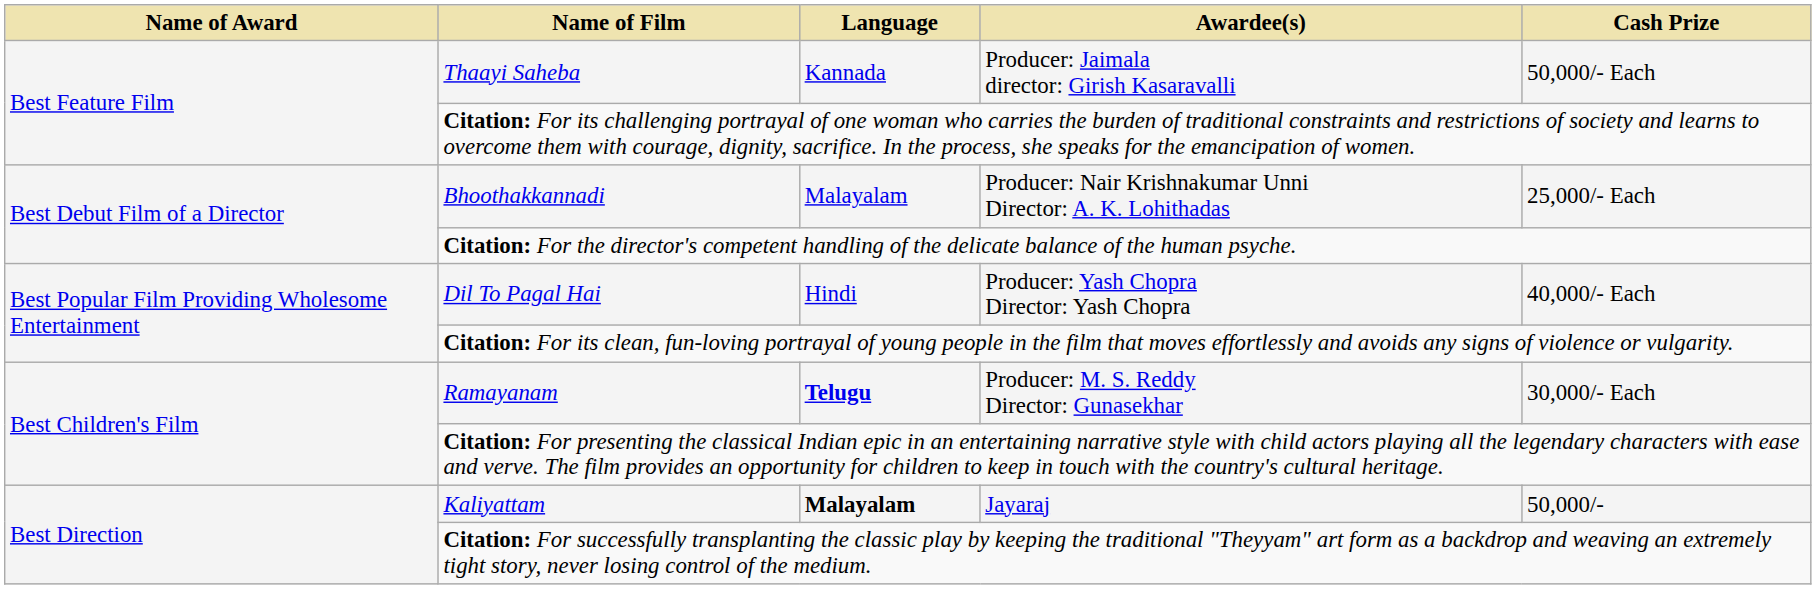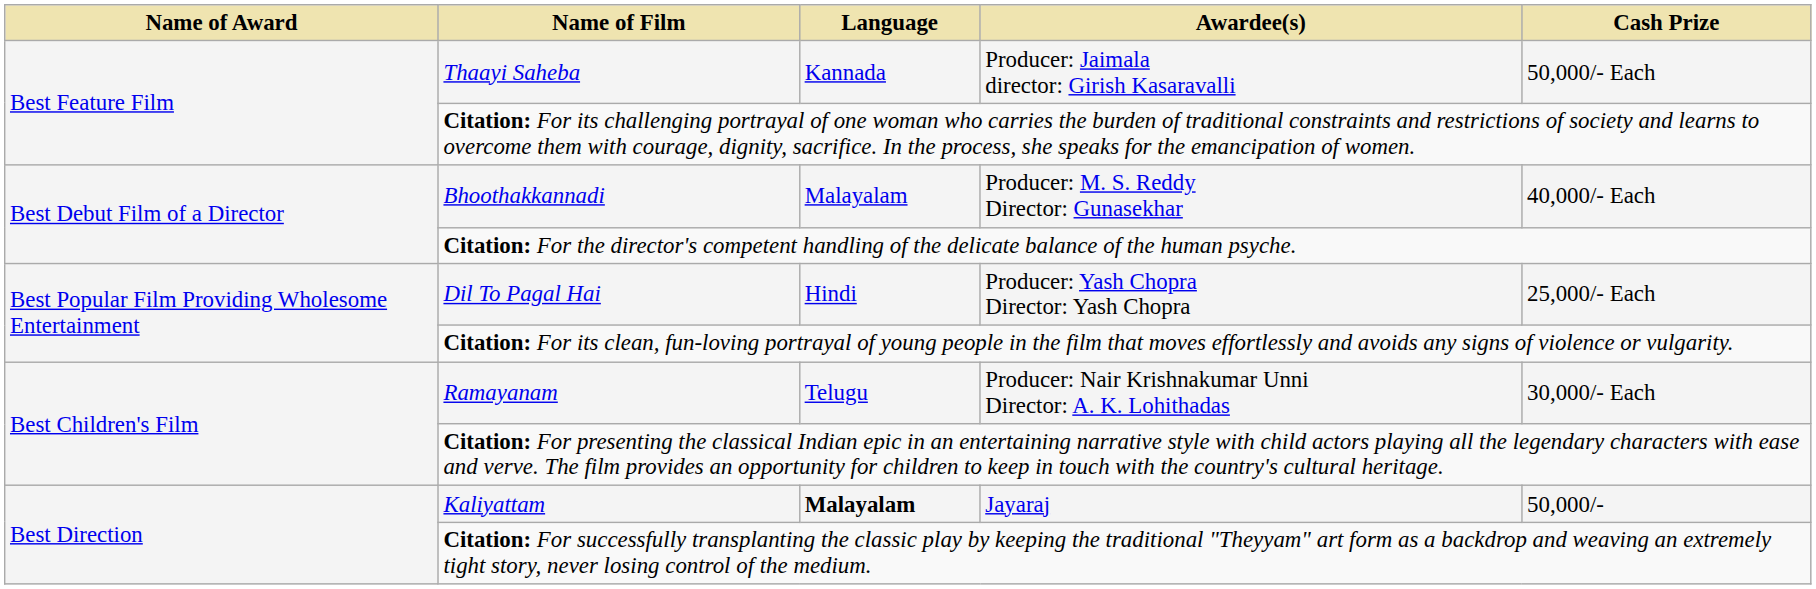(1147, 195) Producer: Nair Krishnakumar Unni Director: A. K. Lohithadas -> (1090, 195) Producer: M. S. Reddy Director: Gunasekhar
(1591, 195) 25,000/- Each -> (1591, 195) 40,000/- Each
(1591, 294) 40,000/- Each -> (1591, 294) 25,000/- Each
(838, 392) bold -> (836, 392) normal
(1090, 392) Producer: M. S. Reddy Director: Gunasekhar -> (1147, 392) Producer: Nair Krishnakumar Unni Director: A. K. Lohithadas
